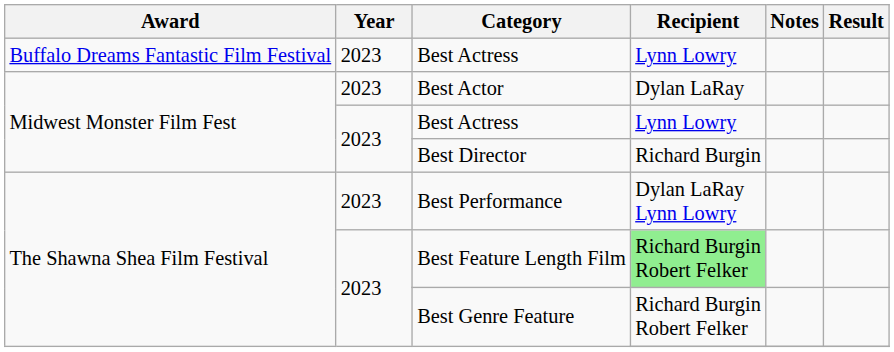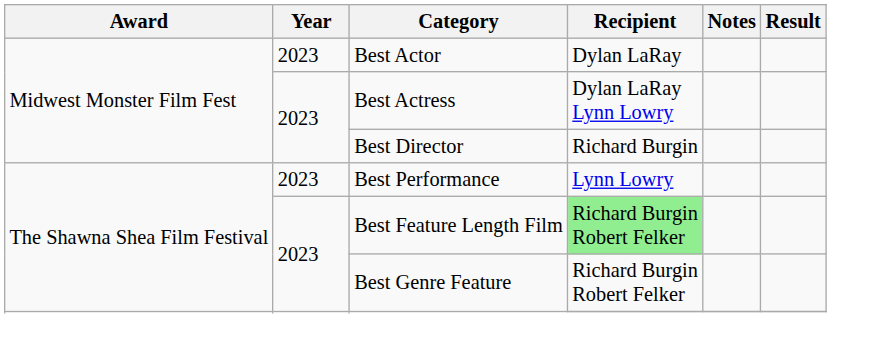- row: (170, 55)
(686, 122) Lynn Lowry -> (627, 100) Dylan LaRay Lynn Lowry
(690, 201) Dylan LaRay Lynn Lowry -> (623, 179) Lynn Lowry
